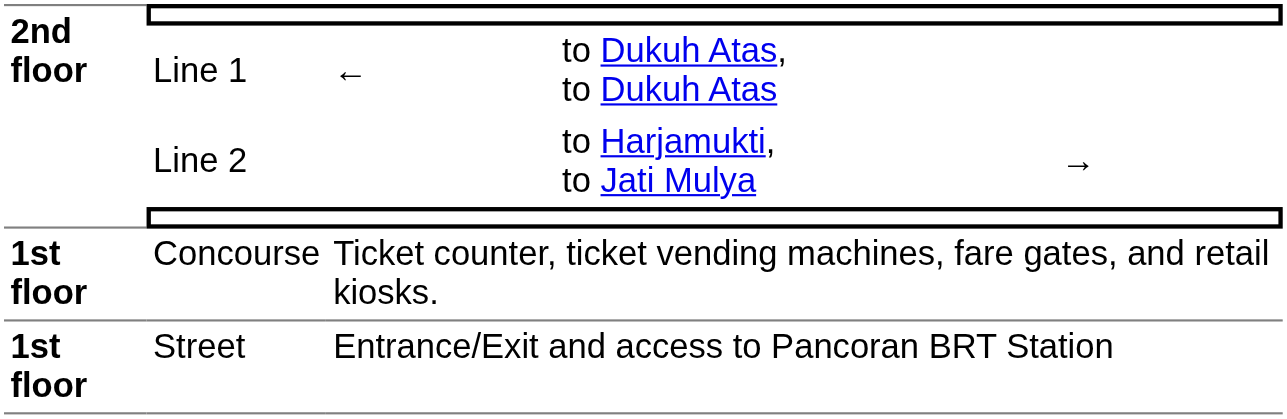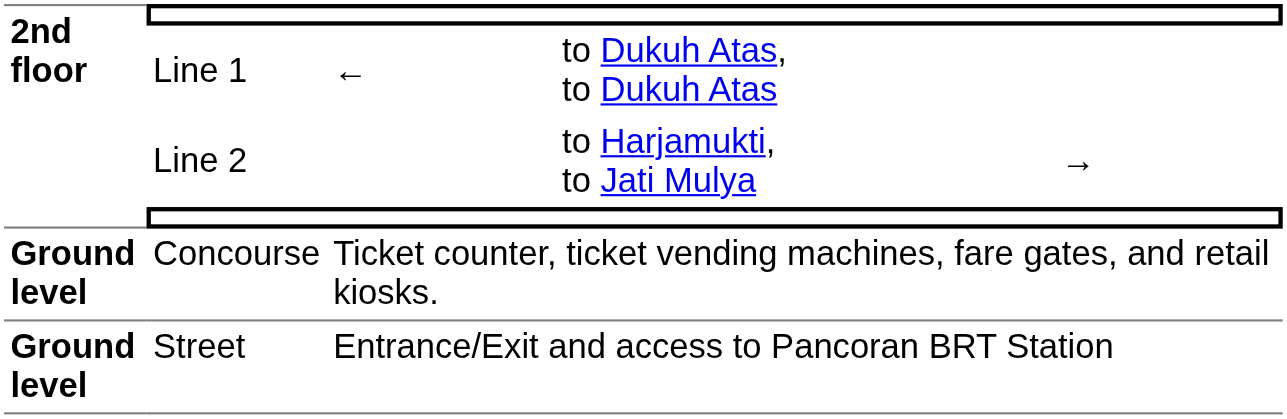(49, 273) 1st floor -> (73, 273) Ground level
(49, 366) 1st floor -> (73, 366) Ground level
